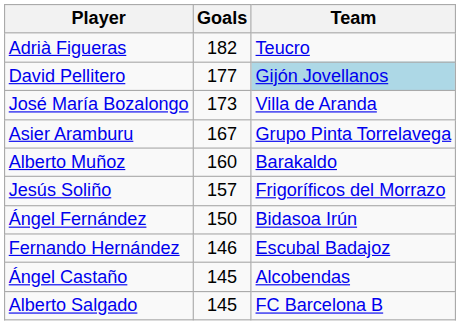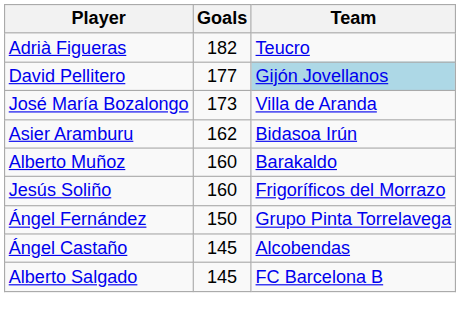(222, 133) 167 -> (222, 133) 162
(353, 133) Grupo Pinta Torrelavega -> (306, 133) Bidasoa Irún
(222, 190) 157 -> (222, 190) 160
(306, 219) Bidasoa Irún -> (353, 219) Grupo Pinta Torrelavega
- row: (94, 248)
